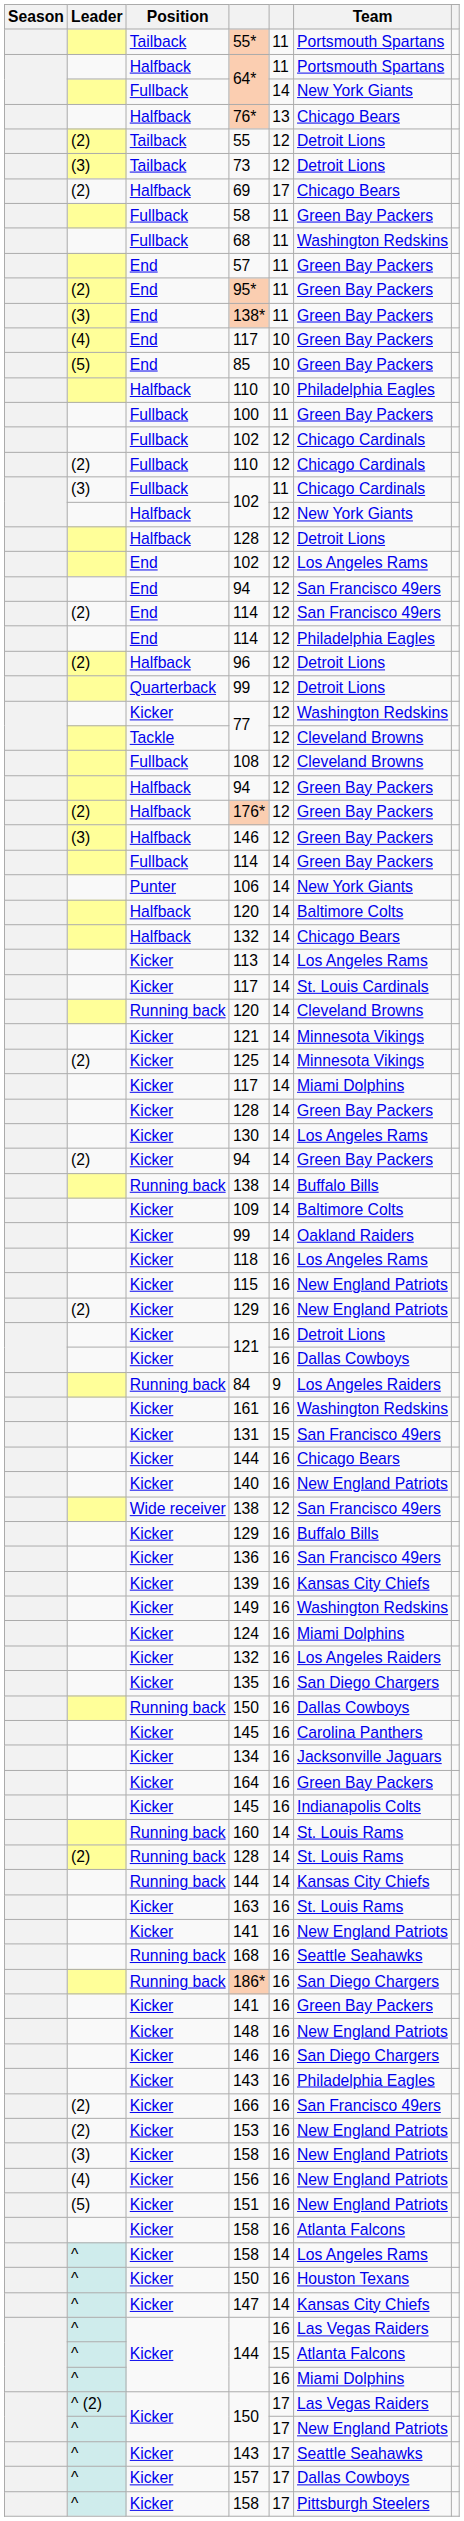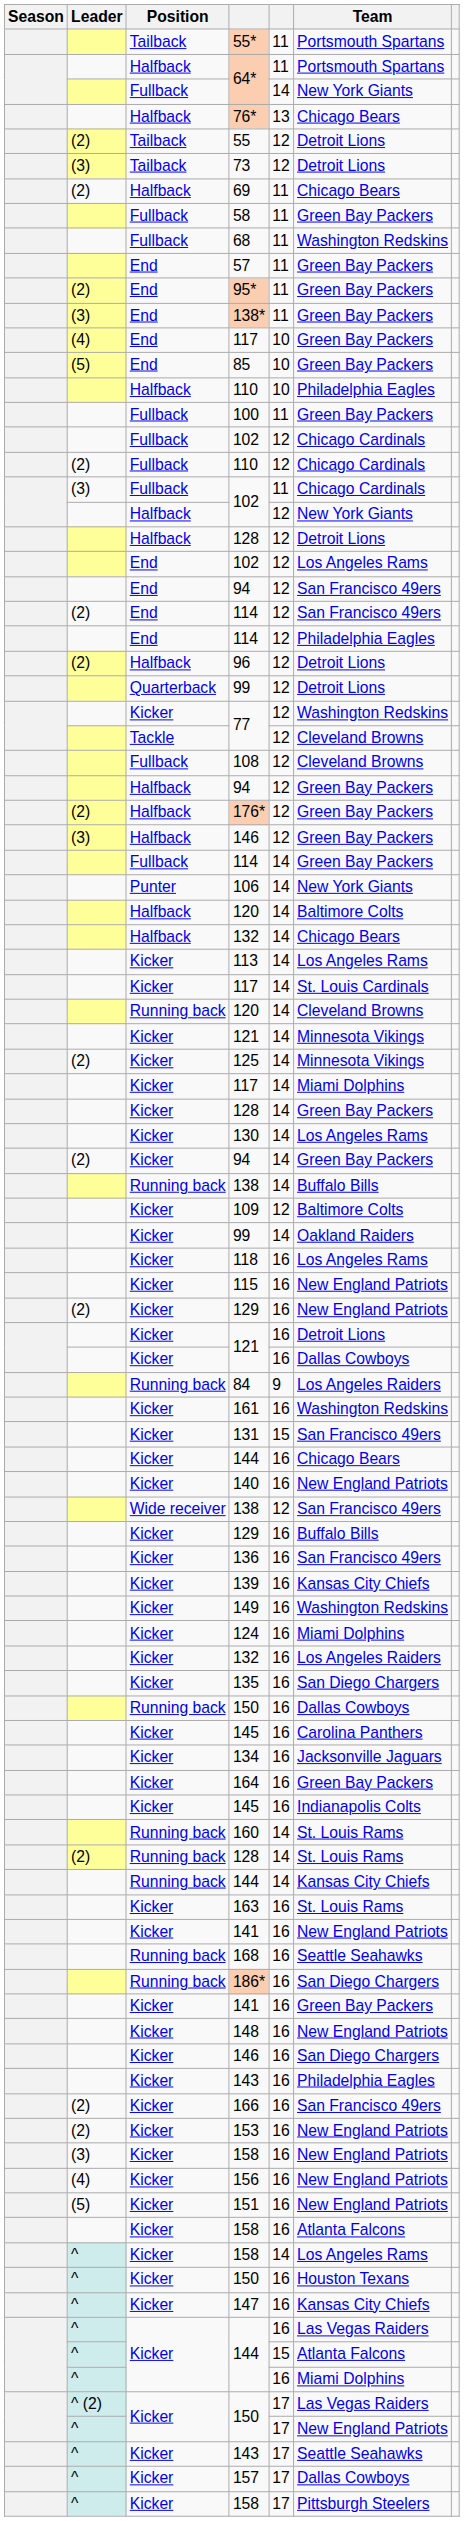(281, 191) 17 -> (281, 191) 11
(281, 1210) 14 -> (281, 1210) 12
(281, 2304) 14 -> (281, 2304) 16
